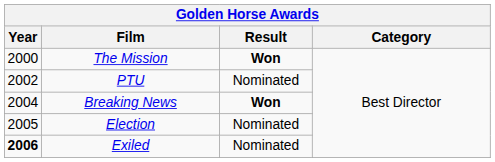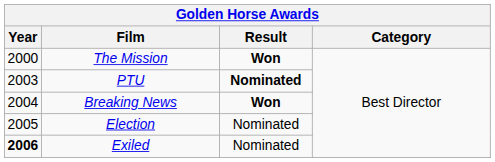(23, 80) 2002 -> (23, 80) 2003
(266, 80) normal -> (266, 80) bold
